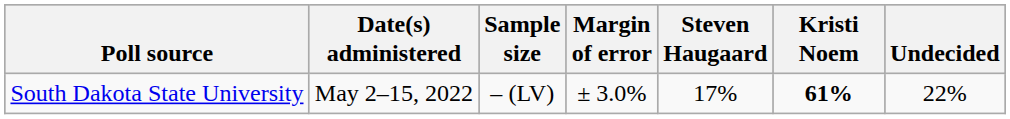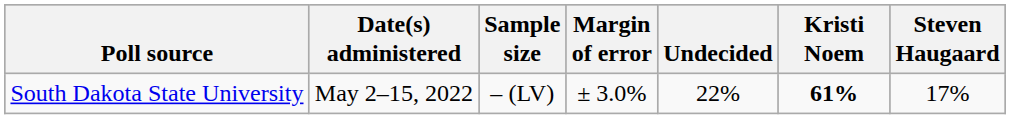columns swapped: (715, 38) <-> (945, 53)
